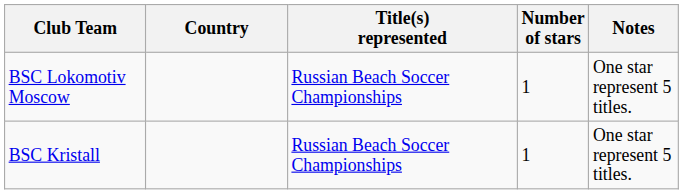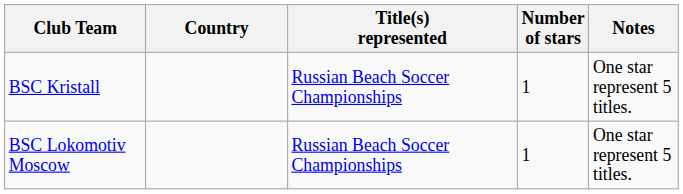rows swapped: (54, 154) <-> (67, 86)
